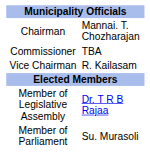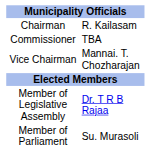(111, 31) Mannai. T. Chozharajan -> (109, 25) R. Kailasam
(109, 65) R. Kailasam -> (111, 59) Mannai. T. Chozharajan
